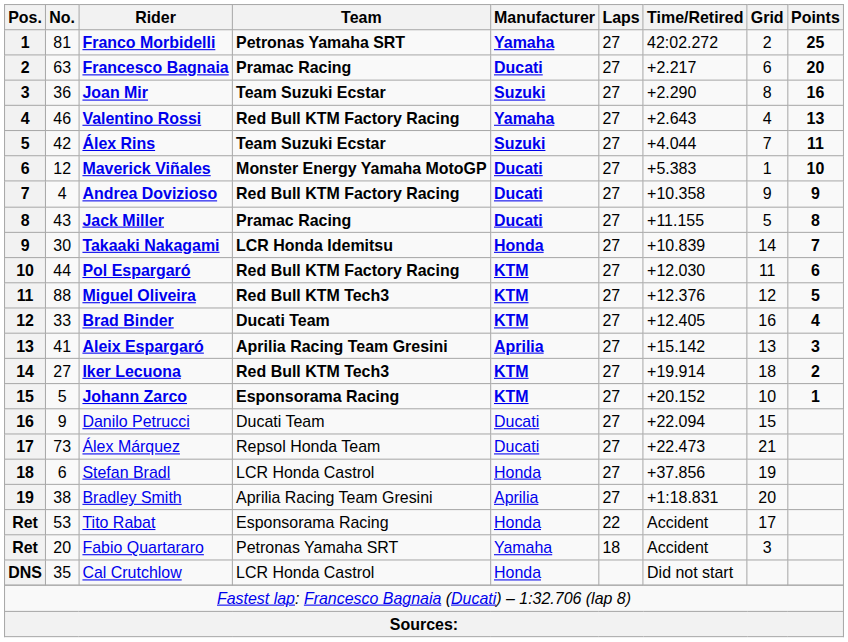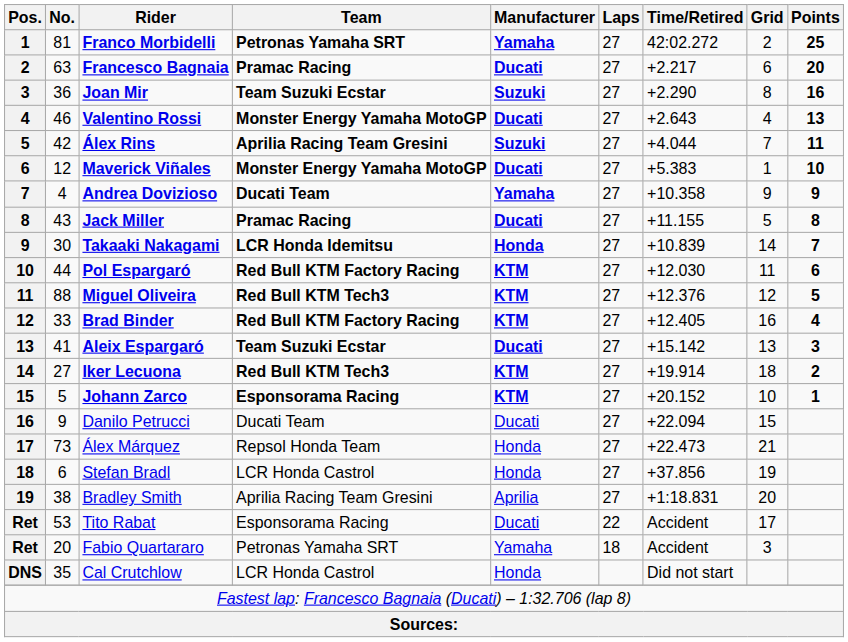(348, 118) Red Bull KTM Factory Racing -> (361, 118) Monster Energy Yamaha MotoGP
(524, 118) Yamaha -> (518, 118) Ducati
(311, 144) Team Suzuki Ecstar -> (342, 144) Aprilia Racing Team Gresini
(348, 194) Red Bull KTM Factory Racing -> (283, 194) Ducati Team
(518, 194) Ducati -> (524, 194) Yamaha
(283, 321) Ducati Team -> (348, 321) Red Bull KTM Factory Racing
(342, 346) Aprilia Racing Team Gresini -> (311, 346) Team Suzuki Ecstar
(519, 346) Aprilia -> (518, 346) Ducati
(517, 447) Ducati -> (518, 447) Honda
(518, 523) Honda -> (517, 523) Ducati
